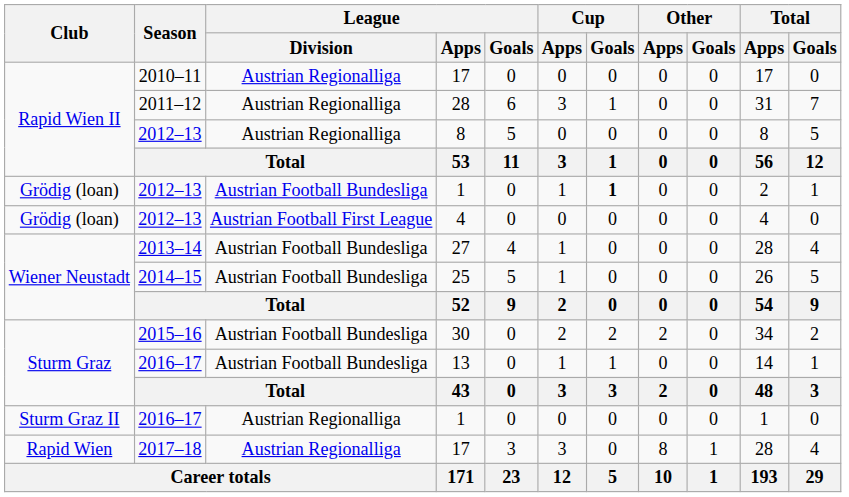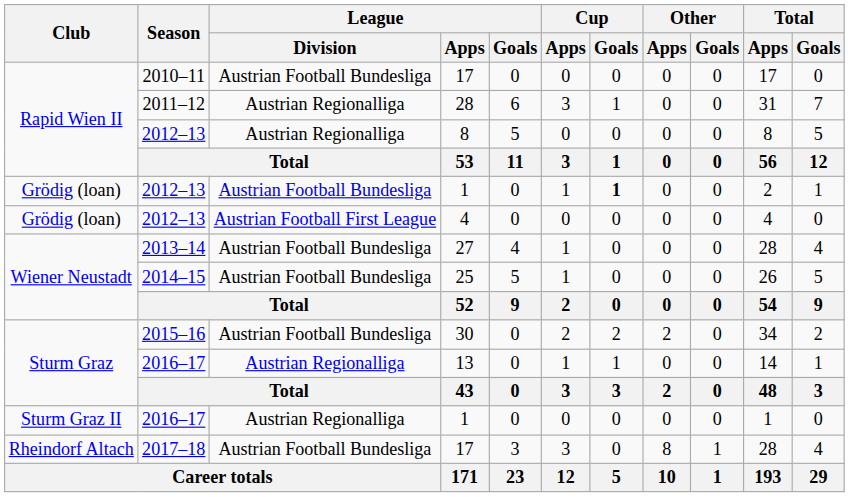(321, 76) Austrian Regionalliga -> (325, 76) Austrian Football Bundesliga
(321, 362) Austrian Football Bundesliga -> (325, 362) Austrian Regionalliga
(69, 448) Rapid Wien -> (71, 448) Rheindorf Altach
(321, 448) Austrian Regionalliga -> (325, 448) Austrian Football Bundesliga
